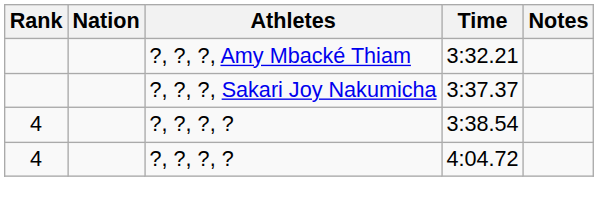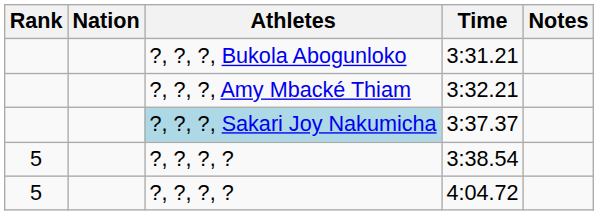+ row: (483, 55)
(293, 90) no background -> (293, 124) lightblue background
(36, 124) 4 -> (36, 158) 5
(36, 158) 4 -> (36, 192) 5
